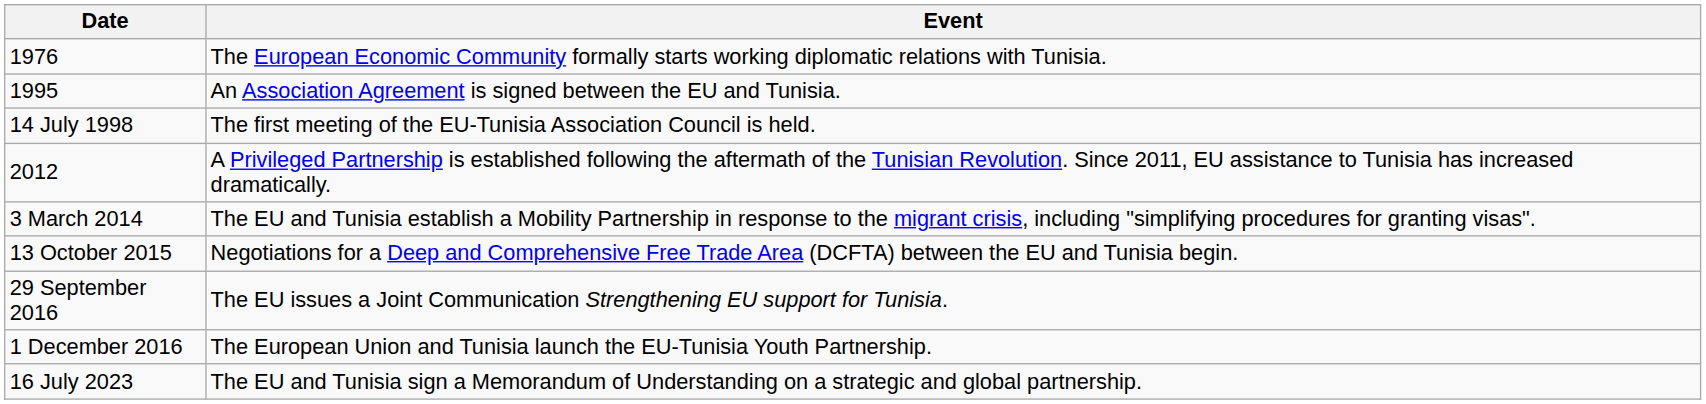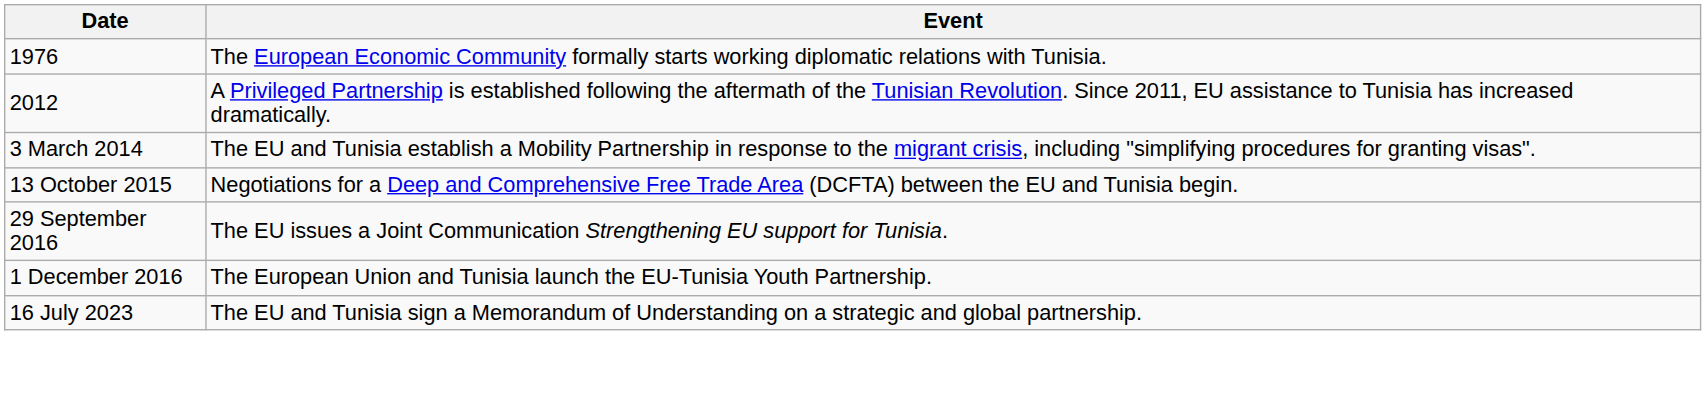- row: (34, 90)
- row: (71, 125)
